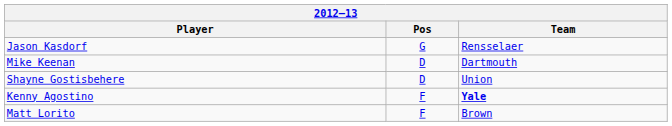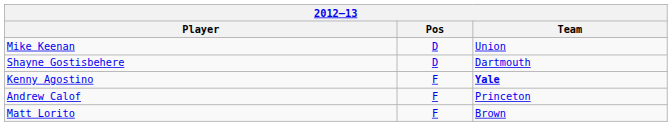- row: (47, 46)
(489, 63) Dartmouth -> (491, 46) Union
(477, 80) Union -> (503, 63) Dartmouth
+ row: (44, 96)
